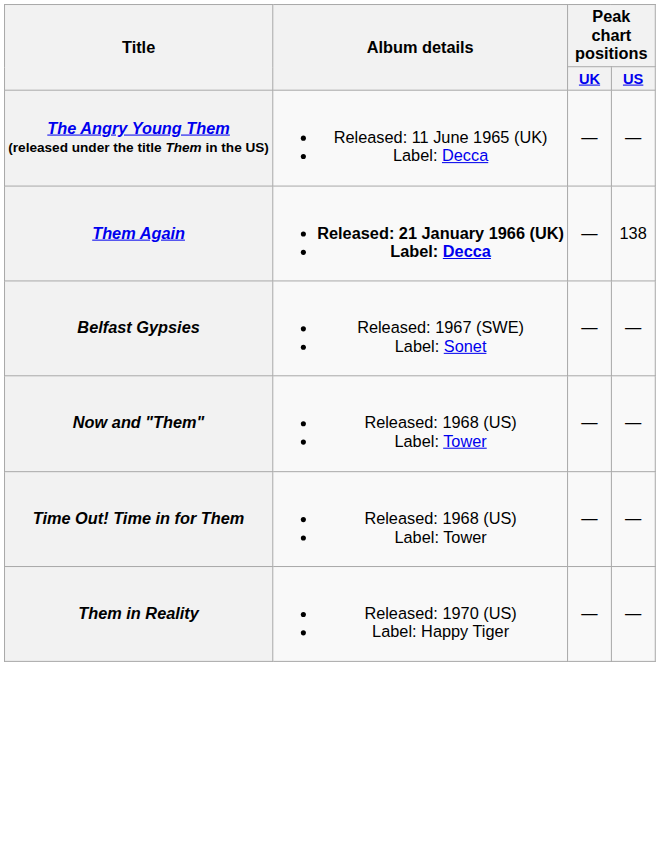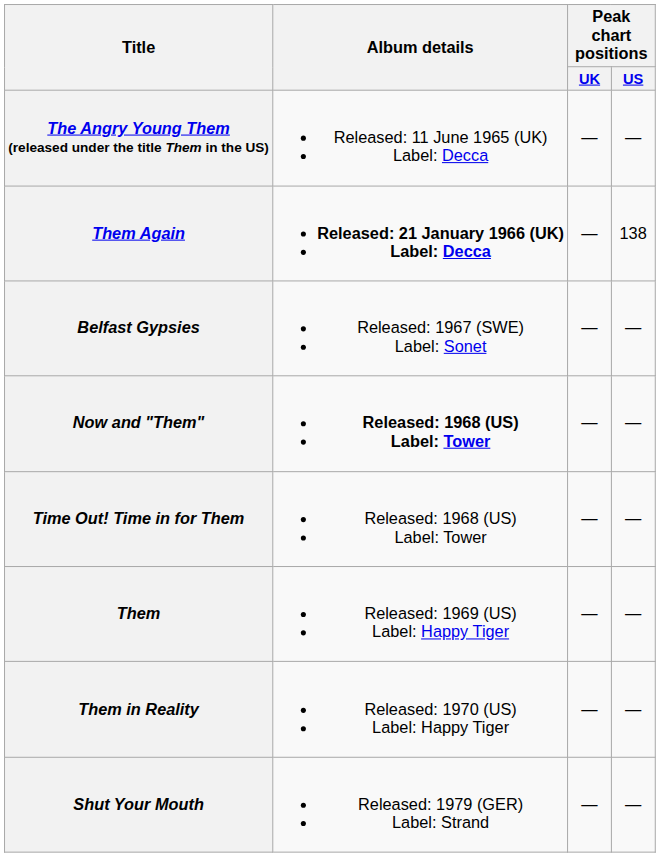(420, 433) normal -> (420, 433) bold
+ row: (139, 614)
+ row: (139, 804)
